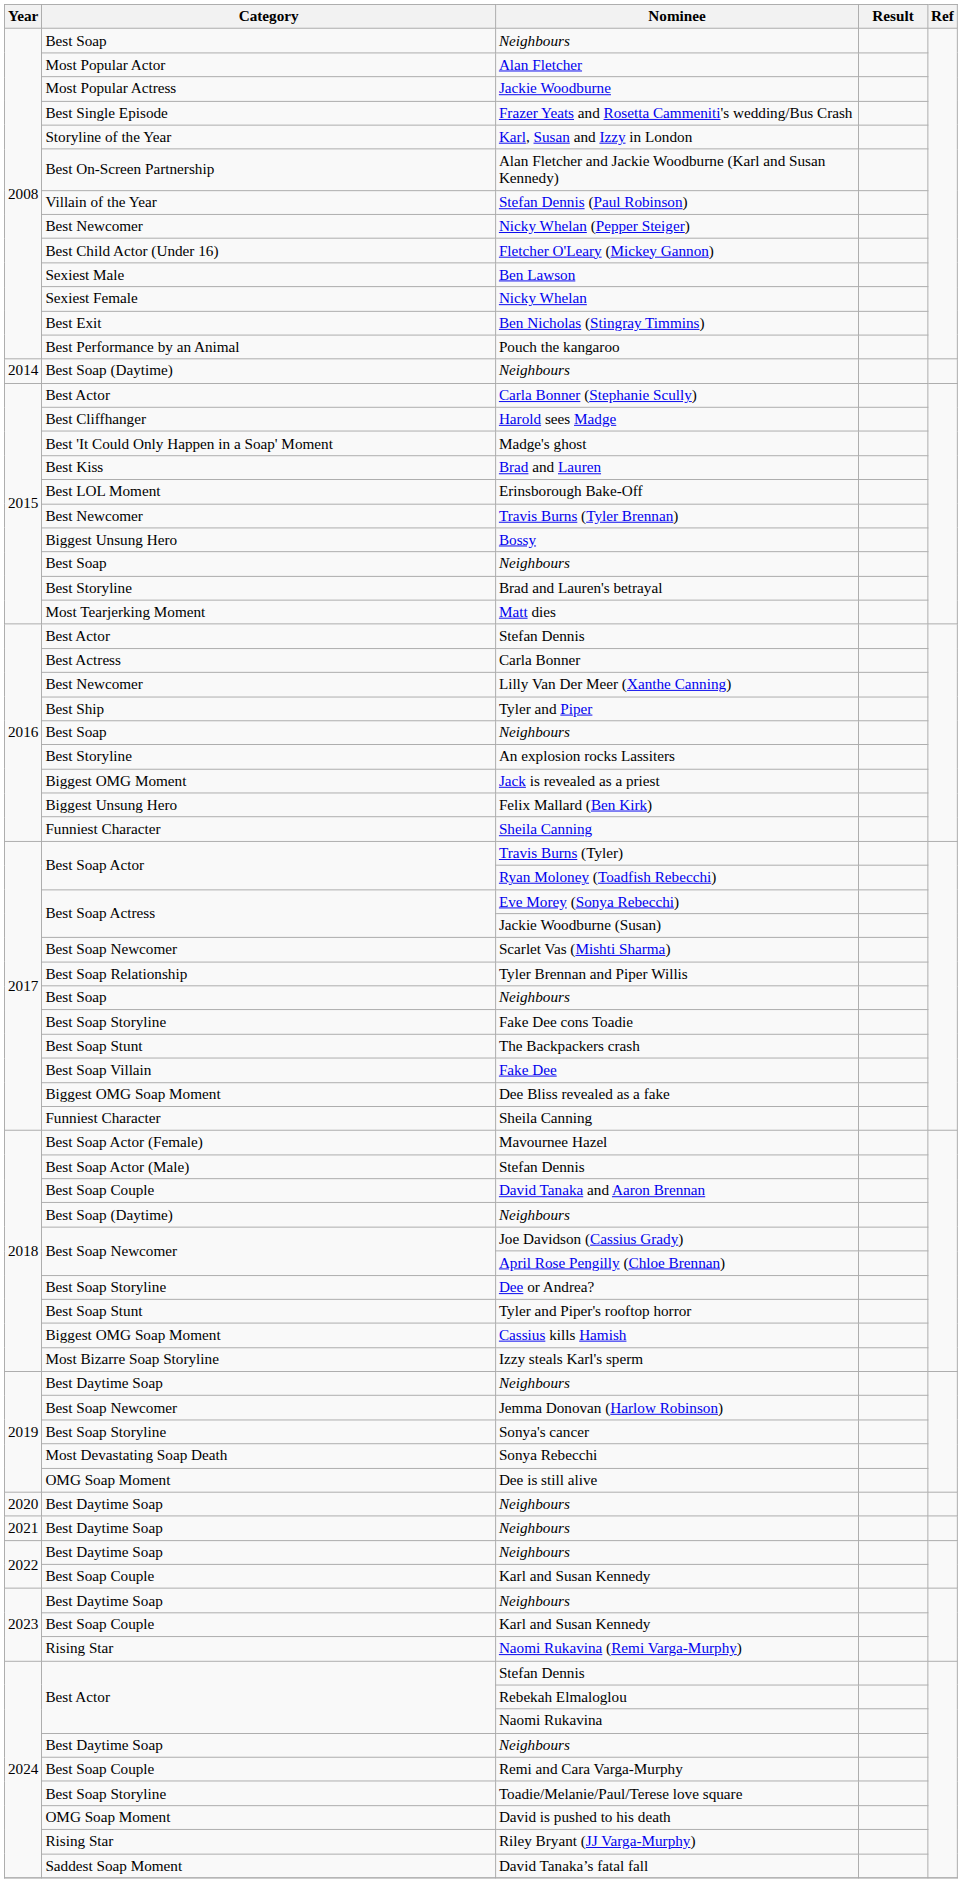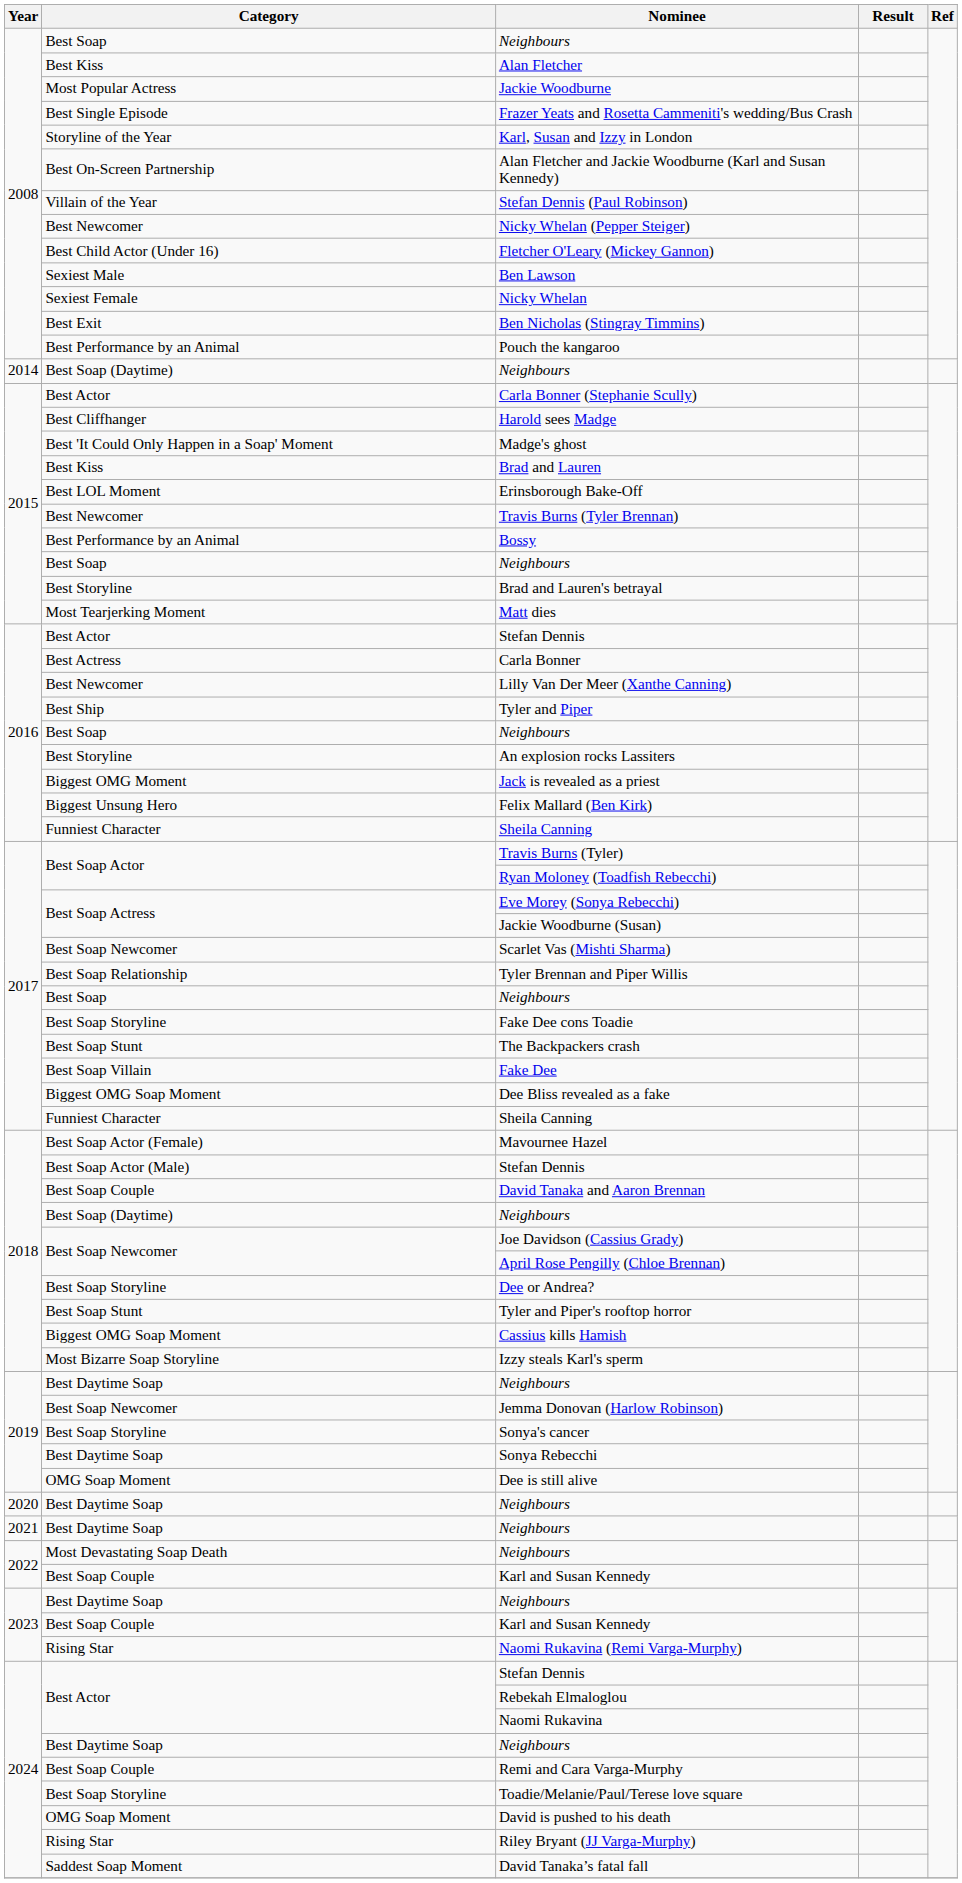(105, 64) Most Popular Actor -> (74, 64) Best Kiss
(111, 539) Biggest Unsung Hero -> (142, 539) Best Performance by an Animal
(136, 1455) Most Devastating Soap Death -> (104, 1455) Best Daytime Soap
(104, 1552) Best Daytime Soap -> (136, 1552) Most Devastating Soap Death
